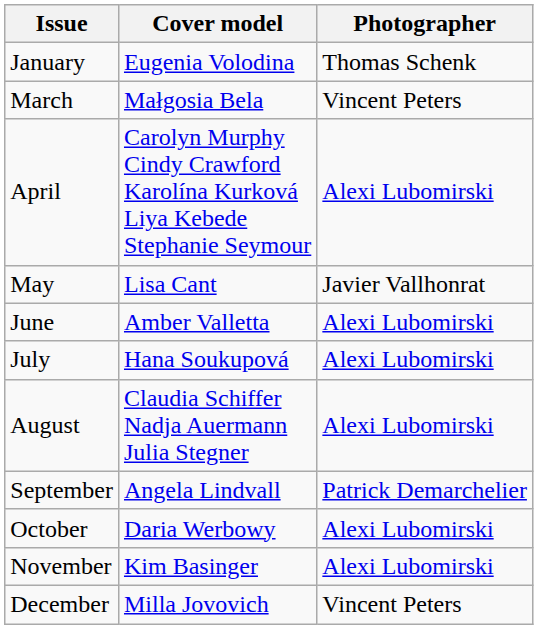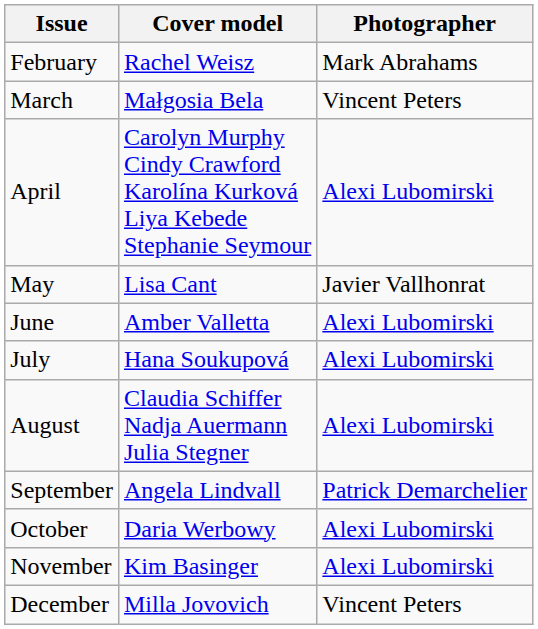- row: (48, 61)
+ row: (54, 61)
